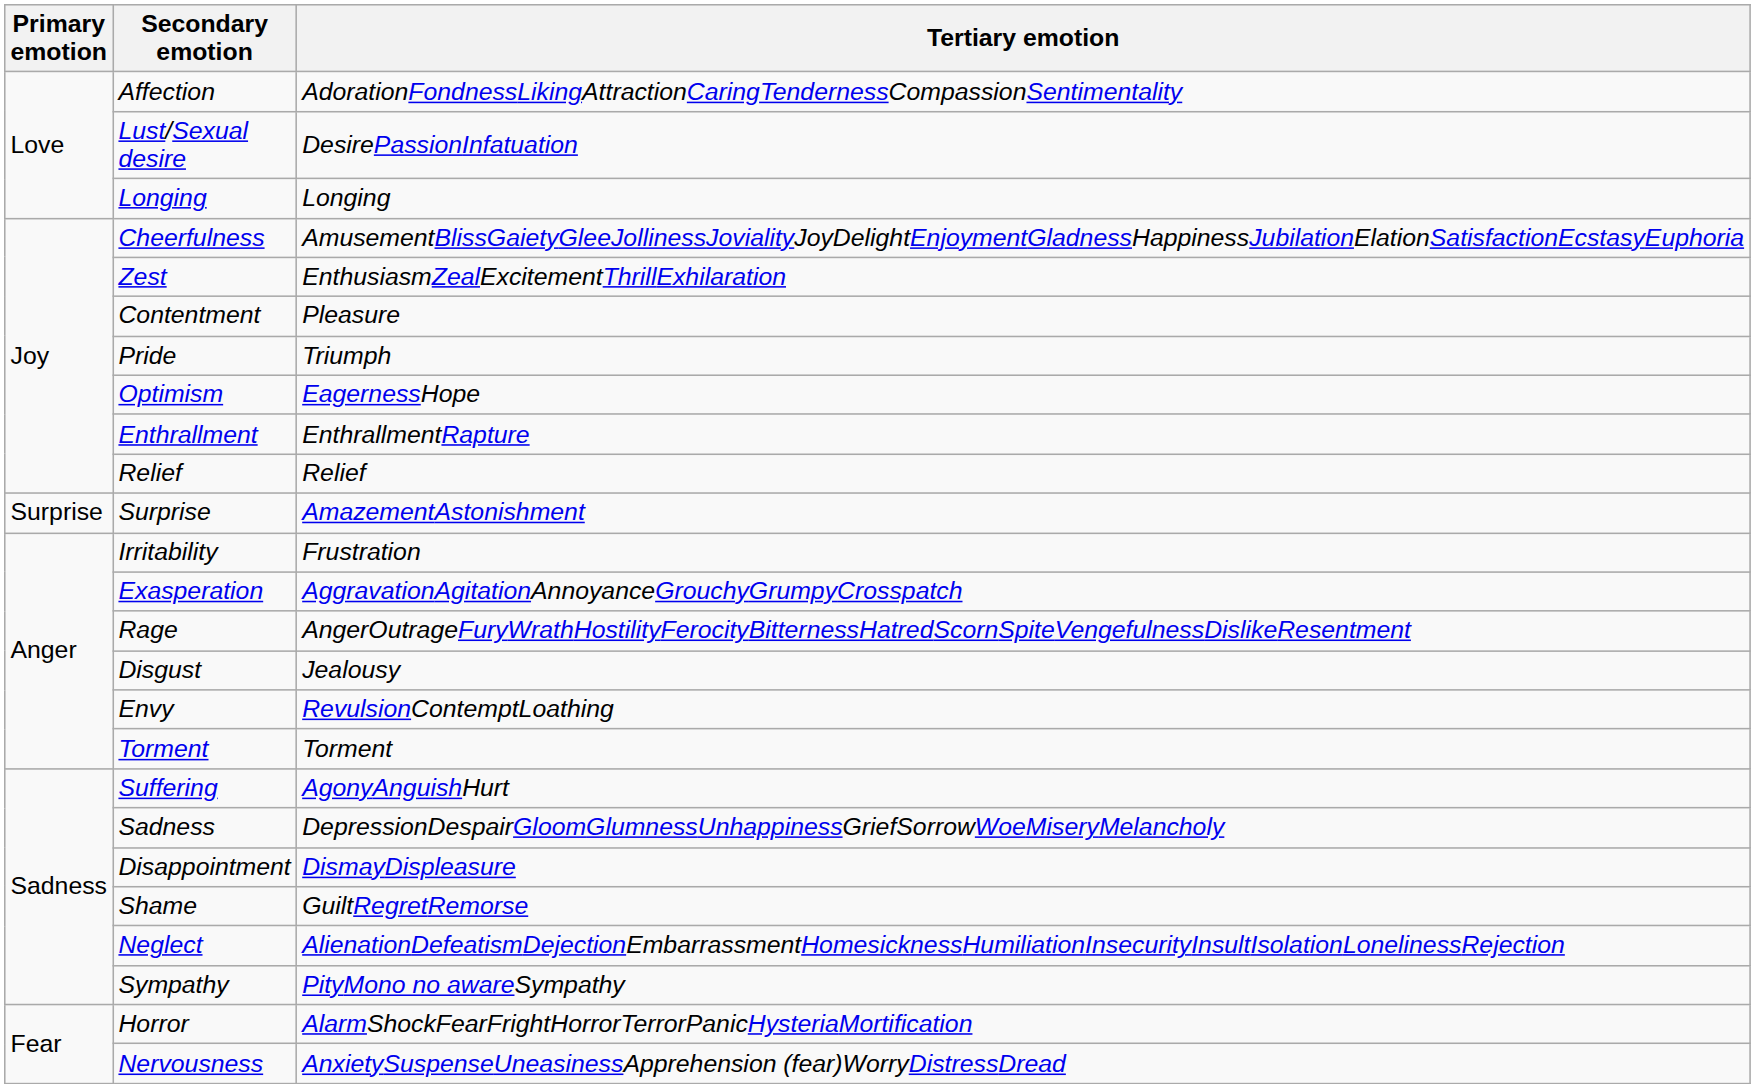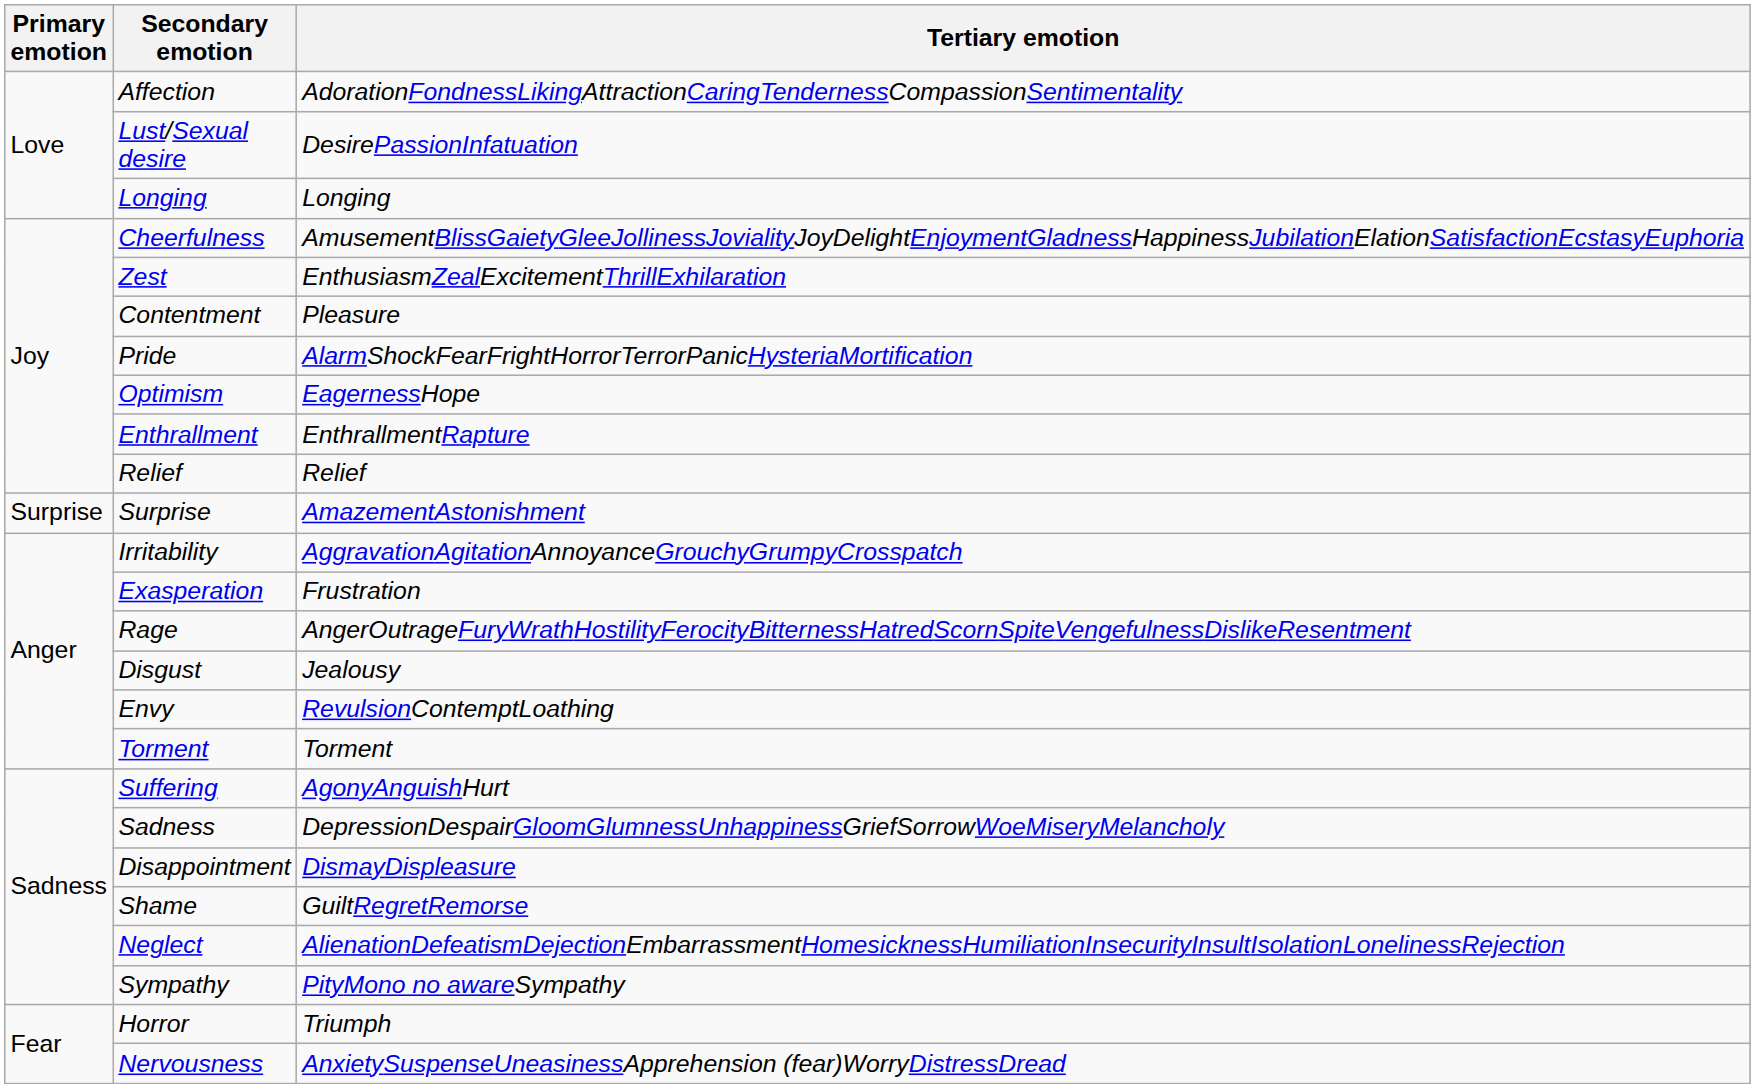(347, 355) Triumph -> (637, 355) AlarmShockFearFrightHorrorTerrorPanicHysteriaMortification
(361, 551) Frustration -> (632, 551) AggravationAgitationAnnoyanceGrouchyGrumpyCrosspatch
(632, 591) AggravationAgitationAnnoyanceGrouchyGrumpyCrosspatch -> (361, 591) Frustration
(637, 1023) AlarmShockFearFrightHorrorTerrorPanicHysteriaMortification -> (347, 1023) Triumph
